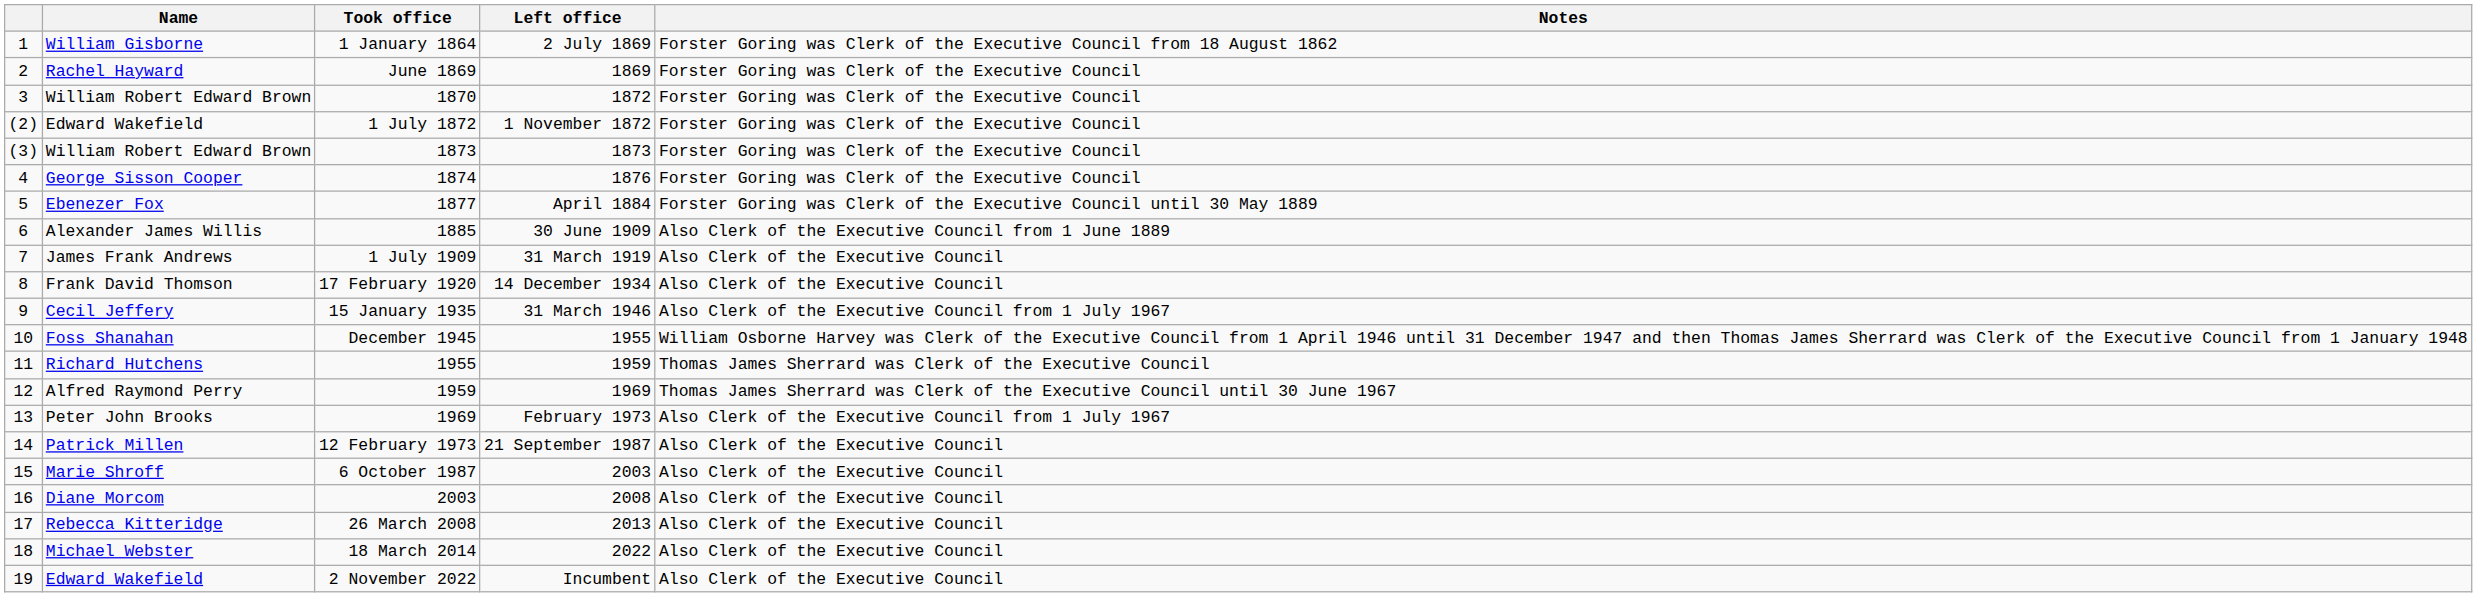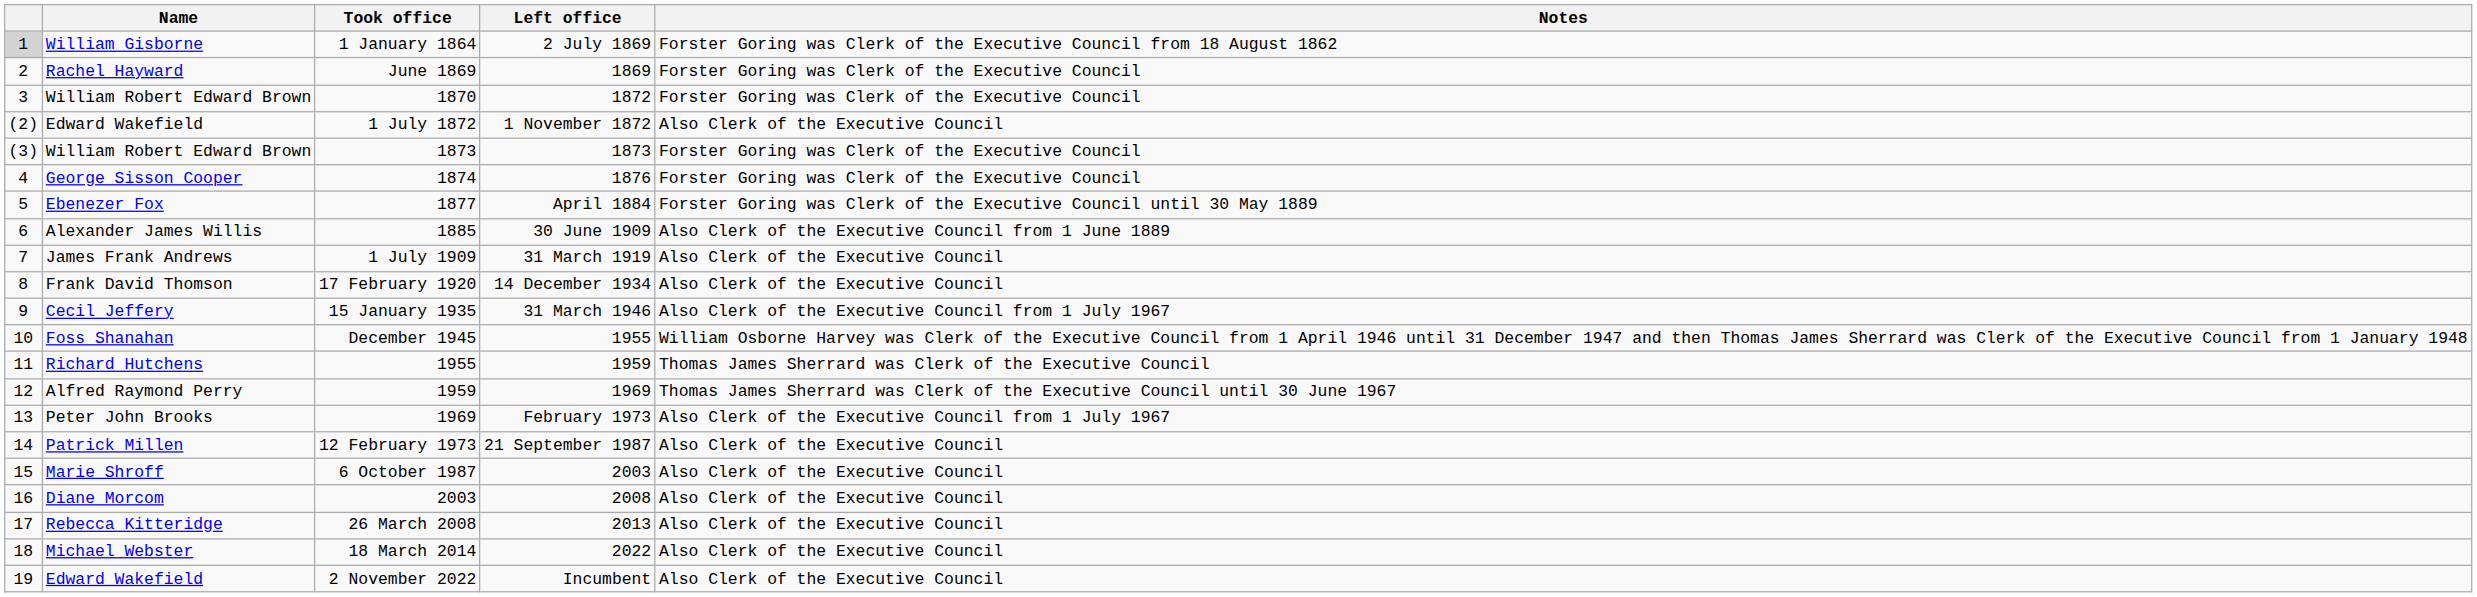(23, 45) no background -> (23, 45) lightgrey background
(900, 125) Forster Goring was Clerk of the Executive Council -> (831, 125) Also Clerk of the Executive Council
